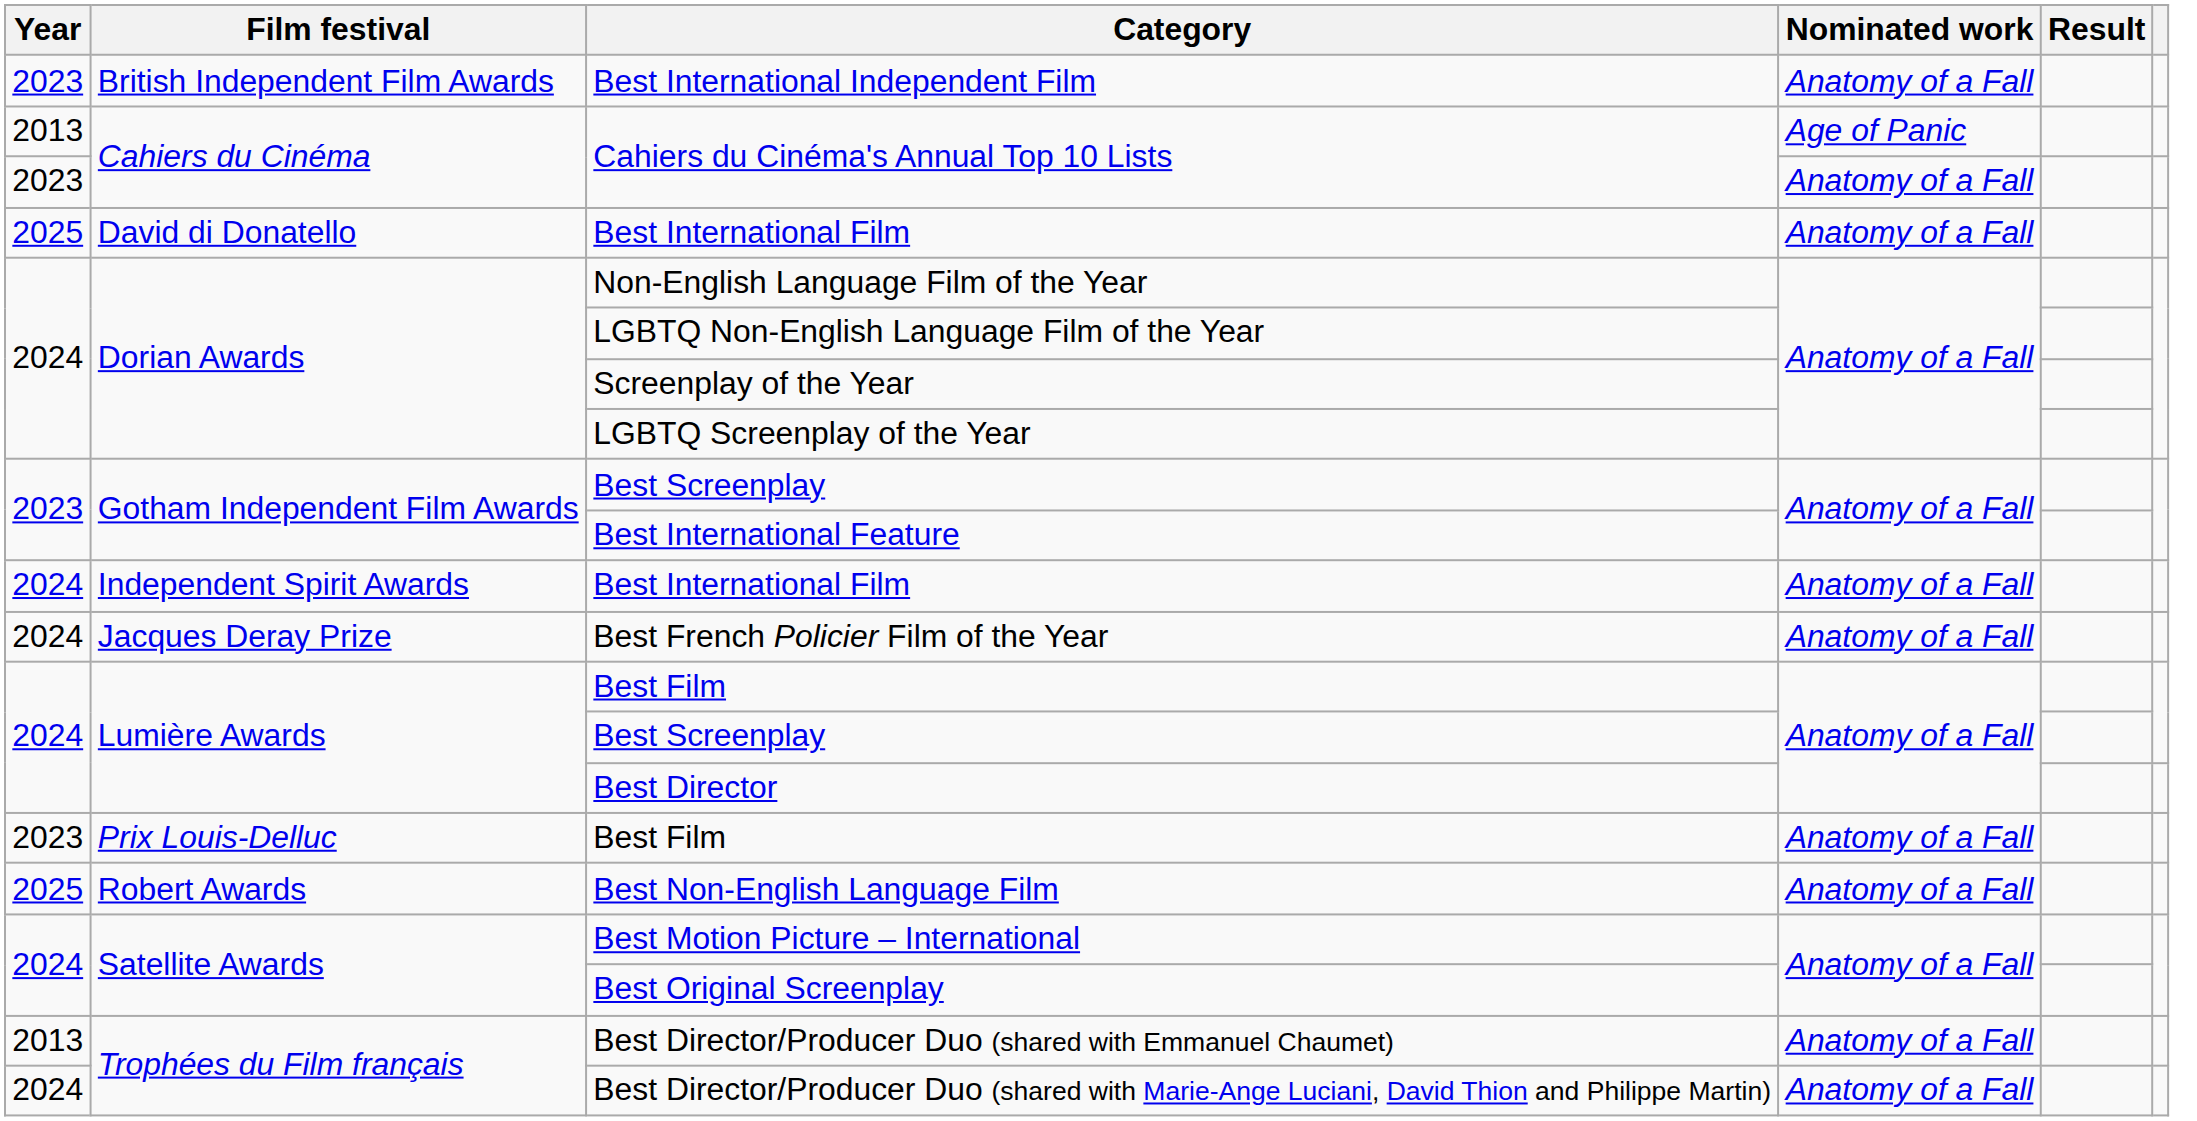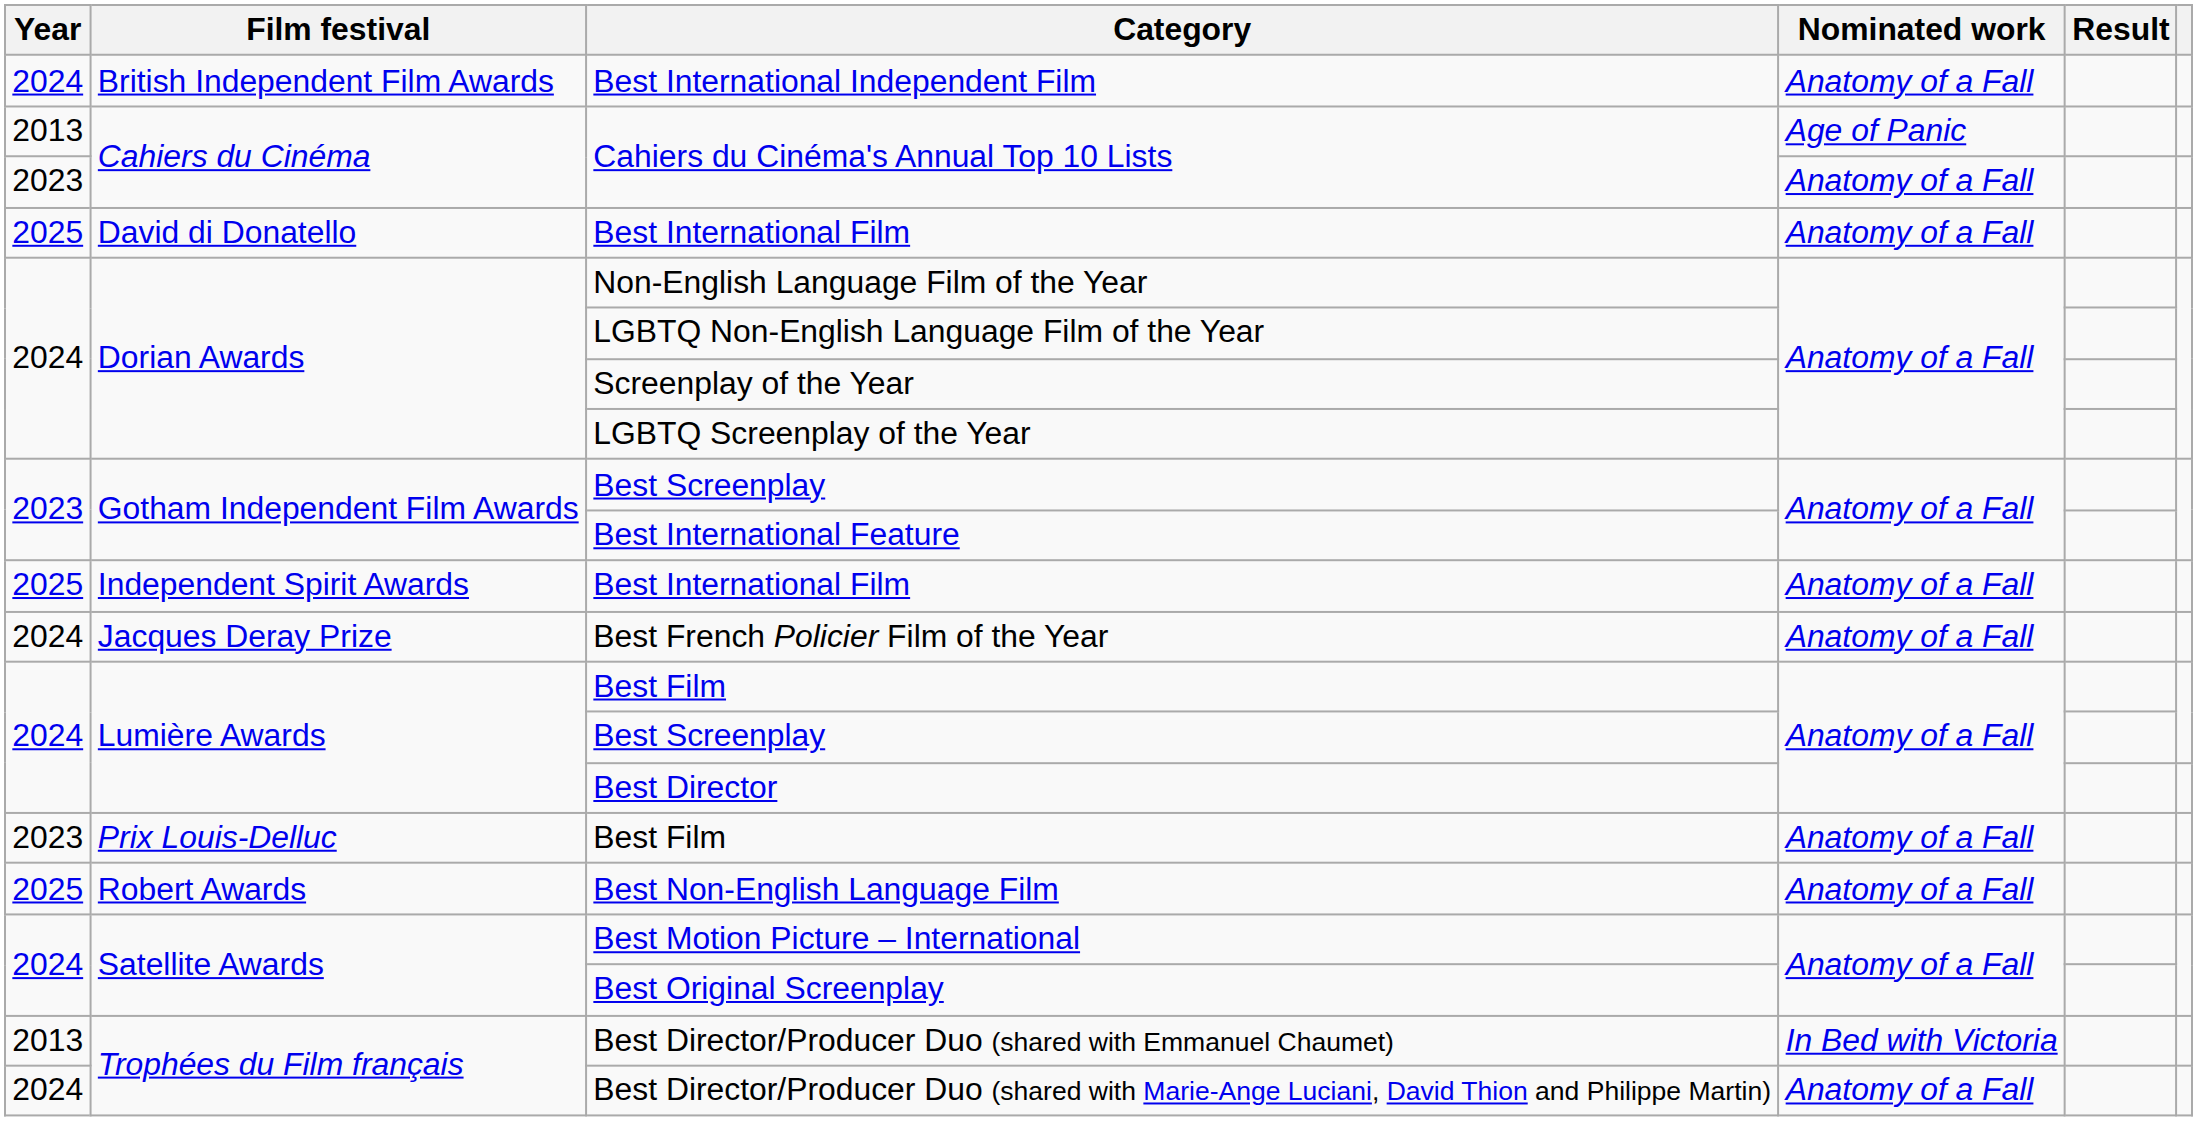(48, 80) 2023 -> (48, 80) 2024
(48, 585) 2024 -> (48, 585) 2025
(1910, 1039) Anatomy of a Fall -> (1922, 1039) In Bed with Victoria
